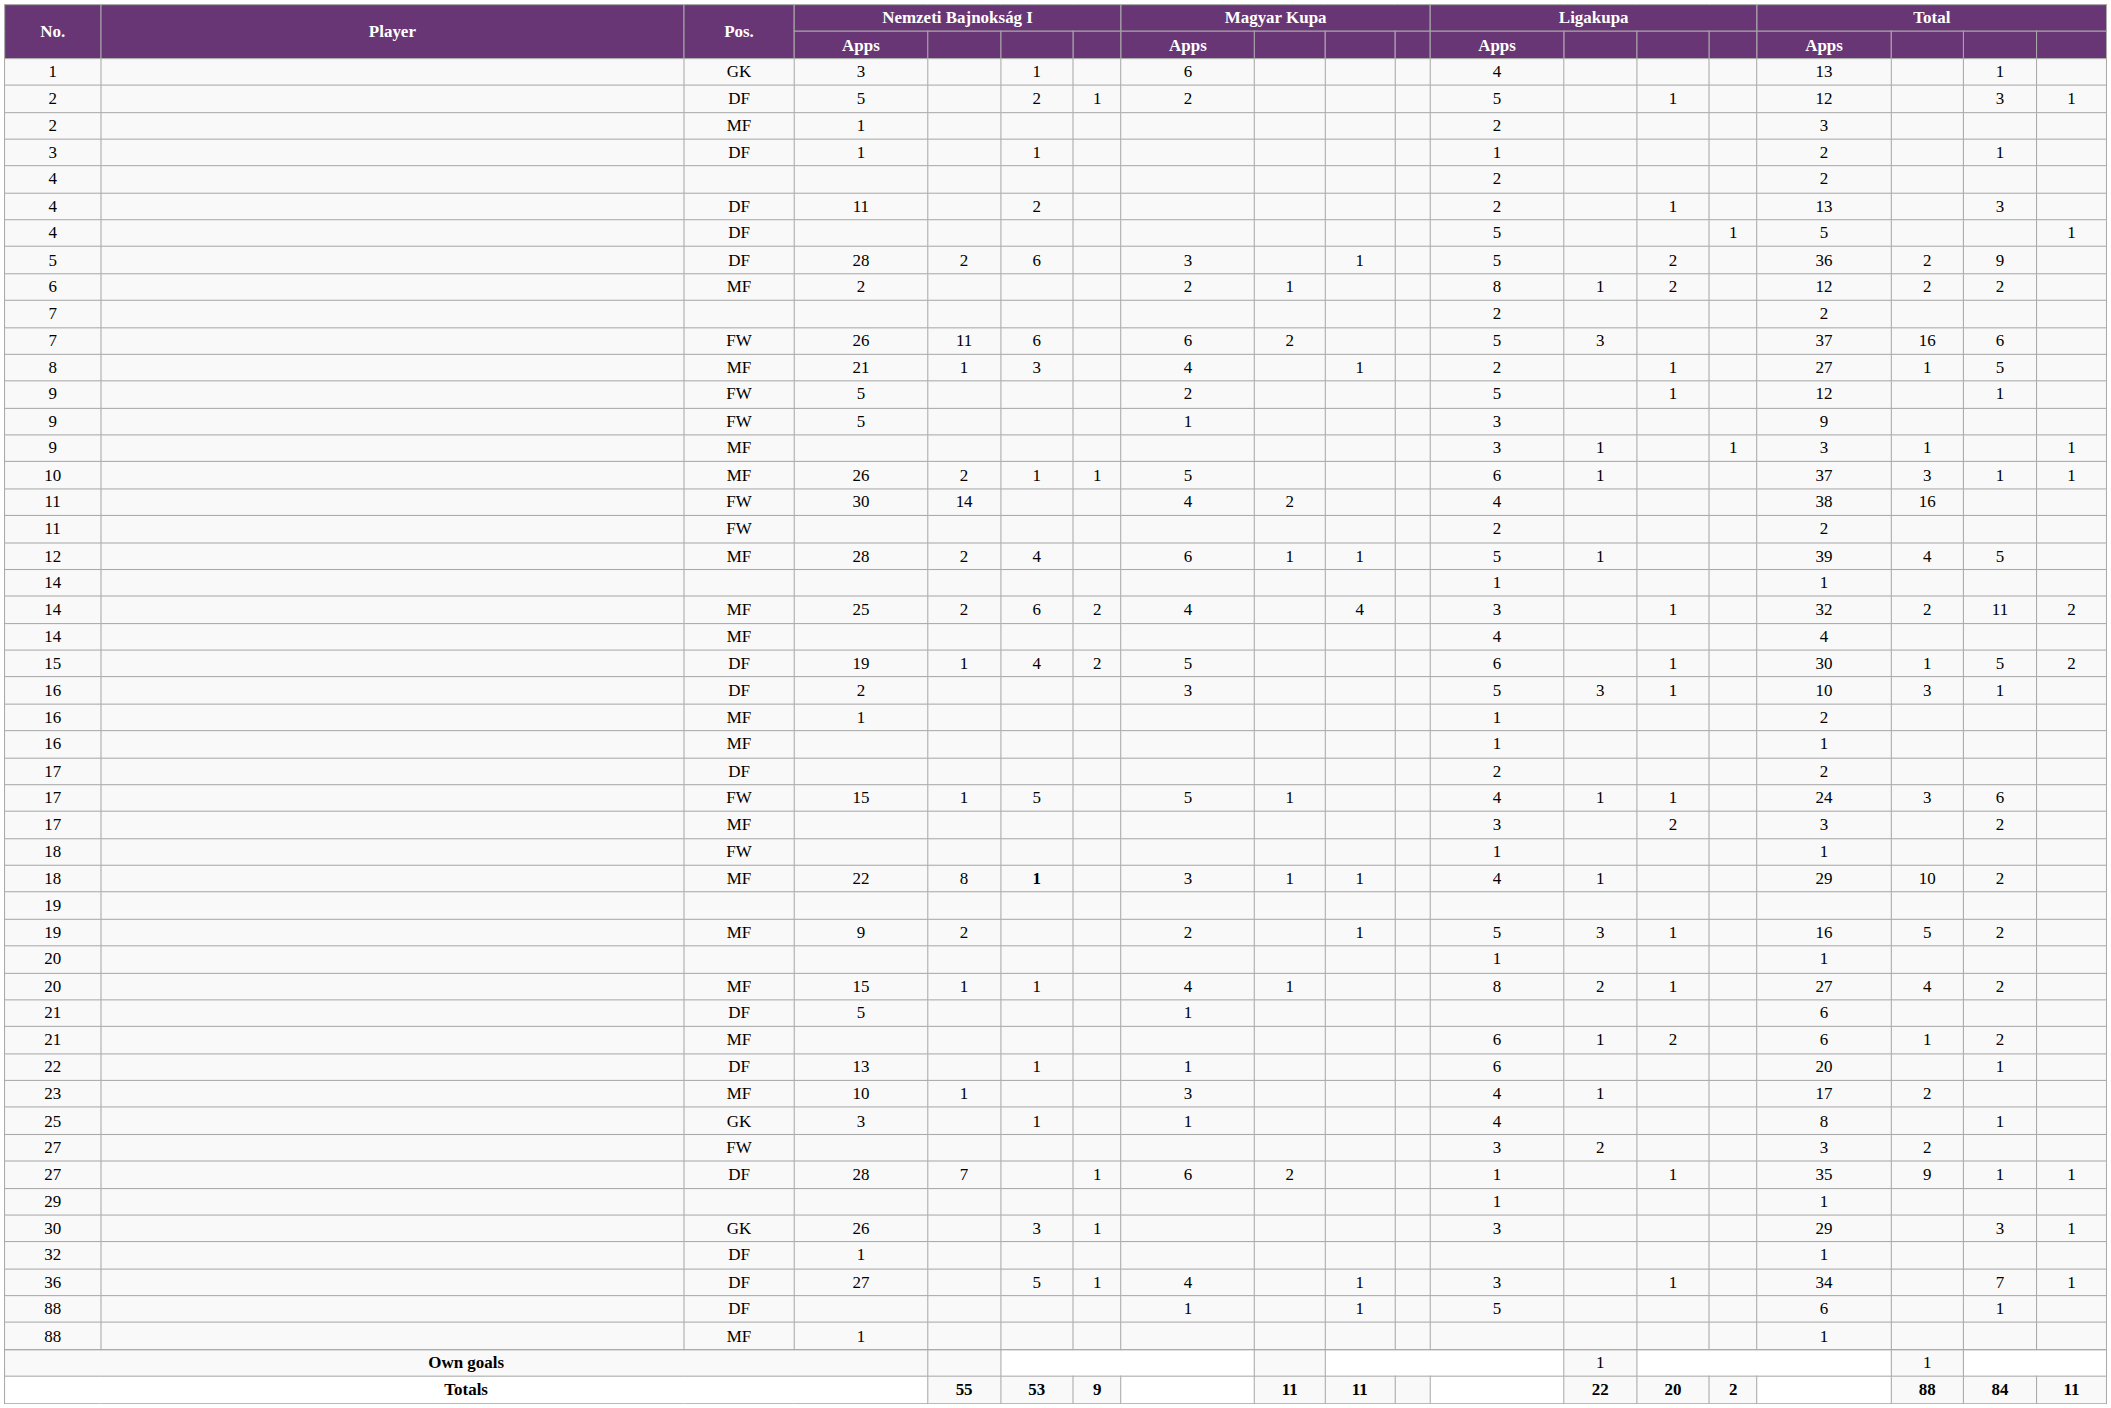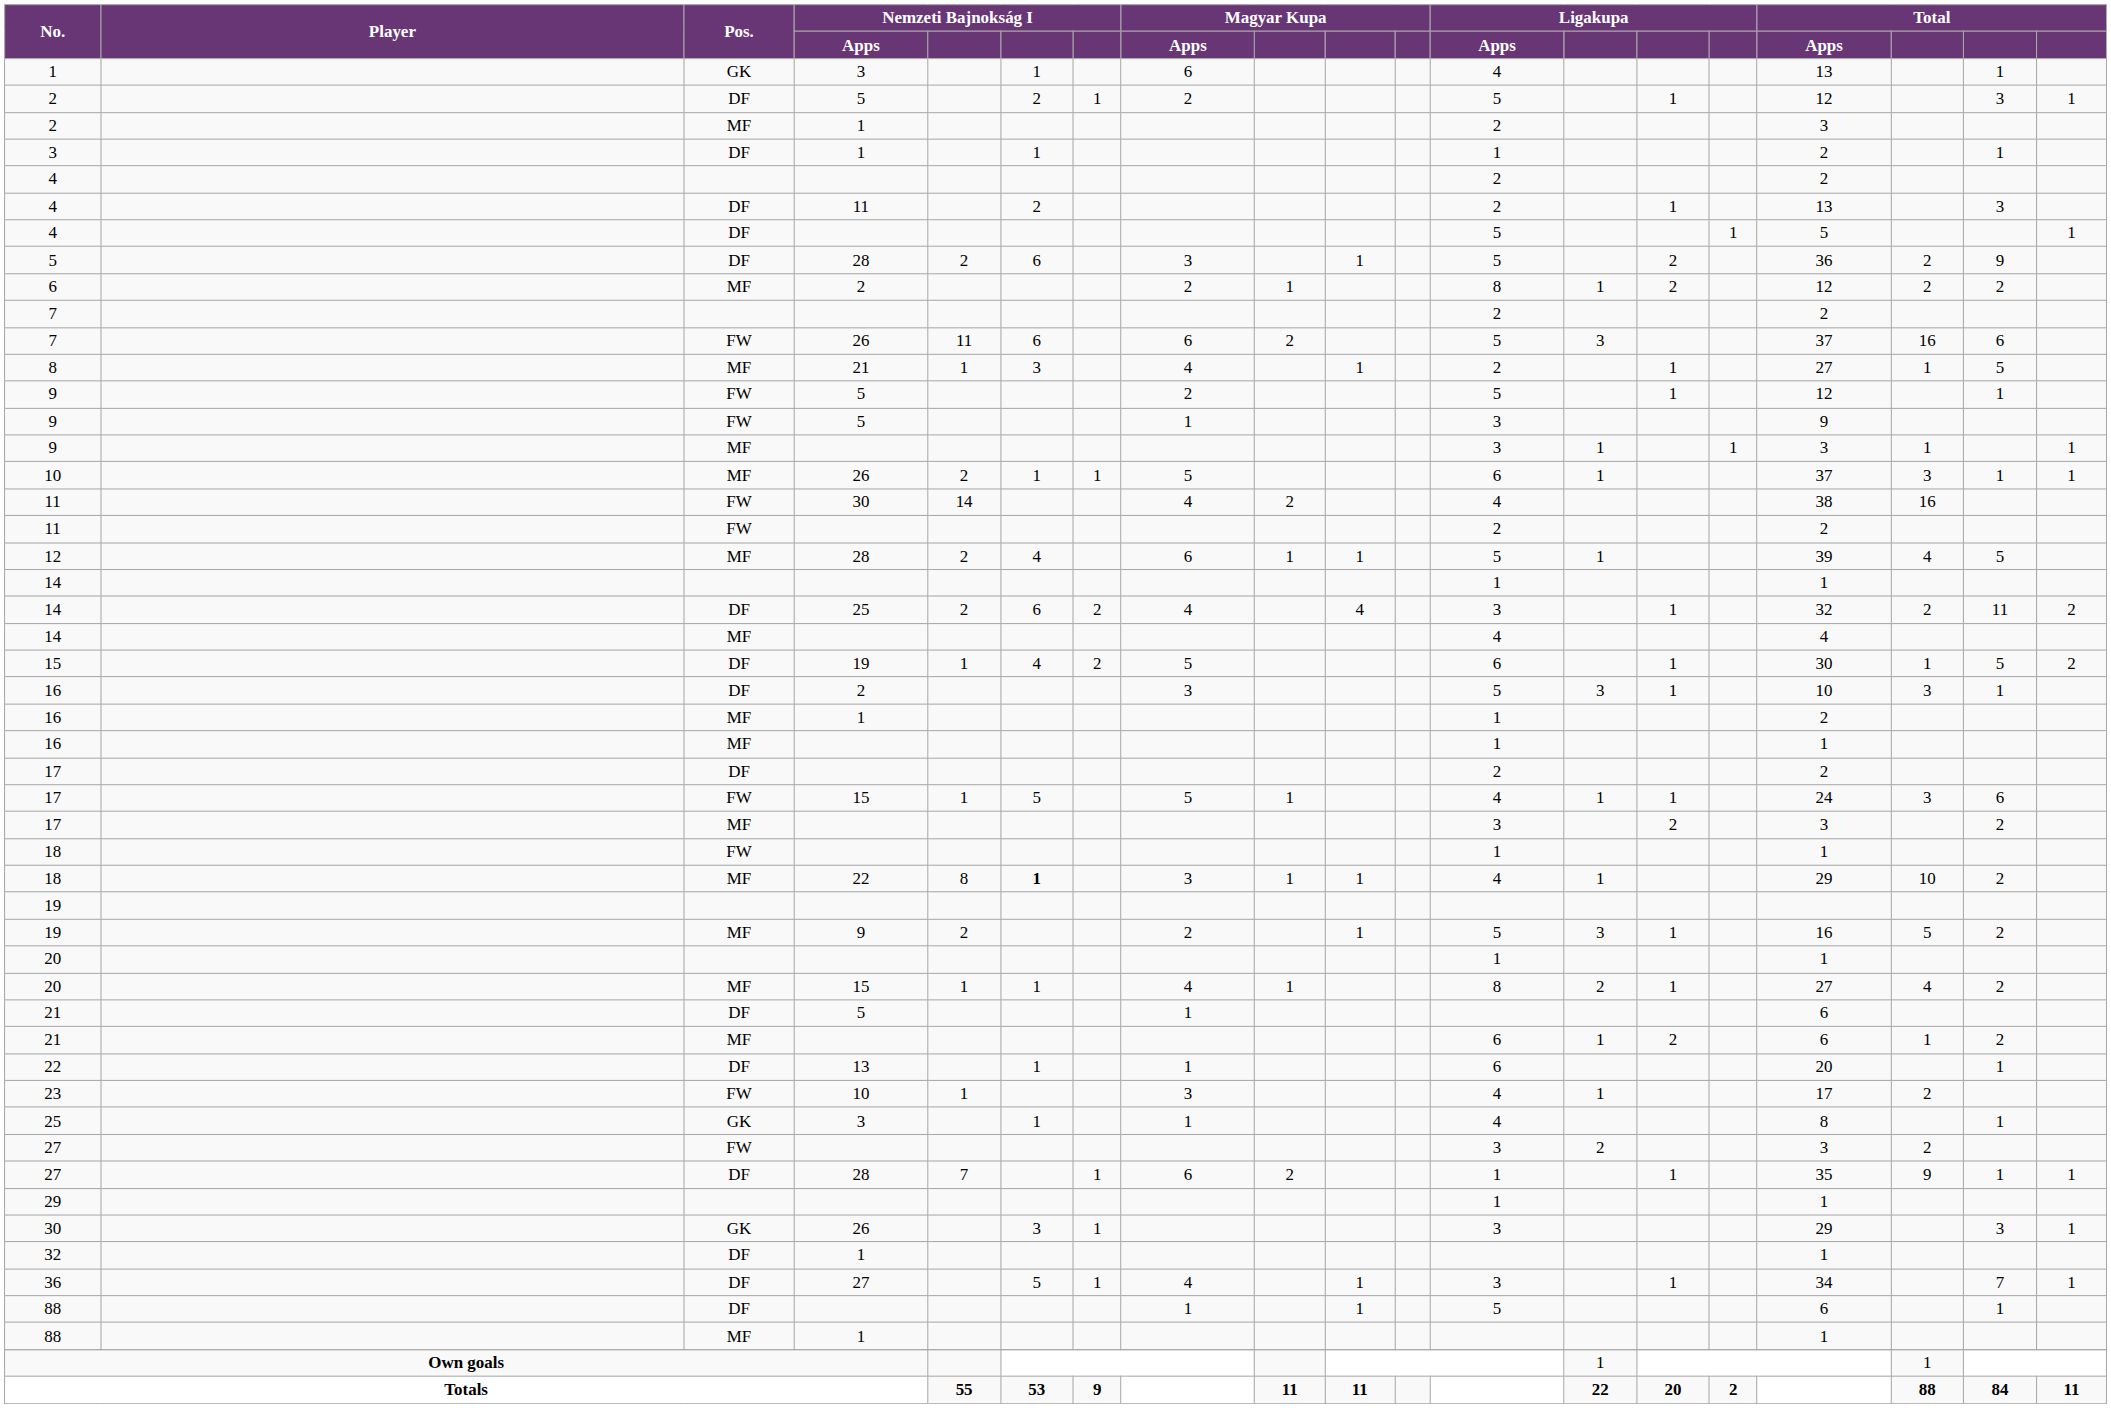(739, 609) MF -> (739, 609) DF
(739, 1093) MF -> (739, 1093) FW
